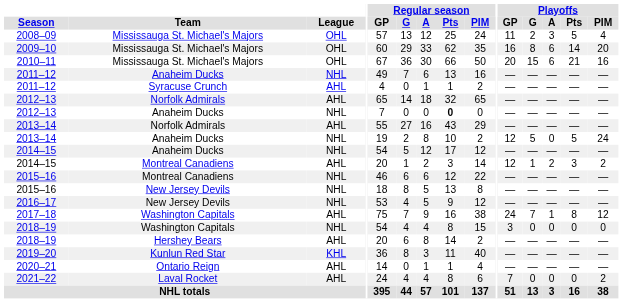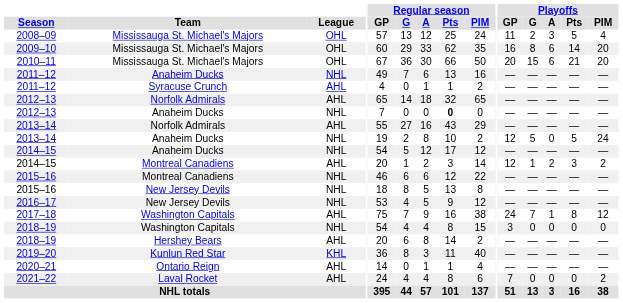(603, 61) 16 -> (603, 61) 20
